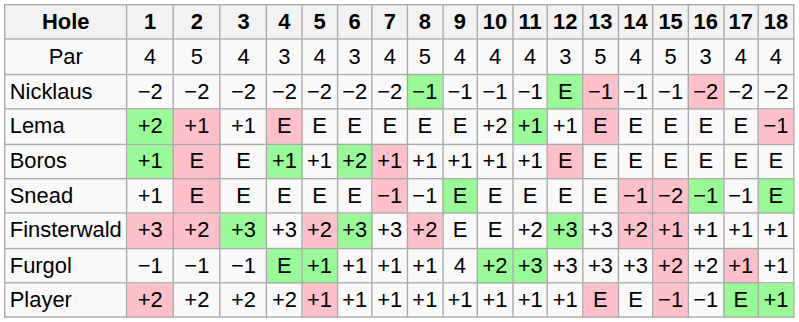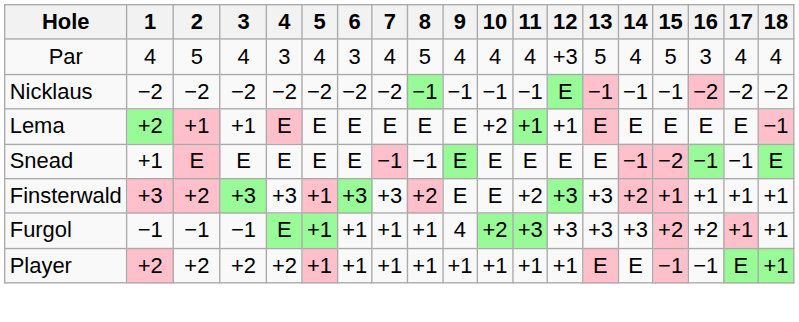(565, 56) 3 -> (565, 56) +3
- row: (38, 160)
(320, 230) +2 -> (320, 195) +1
